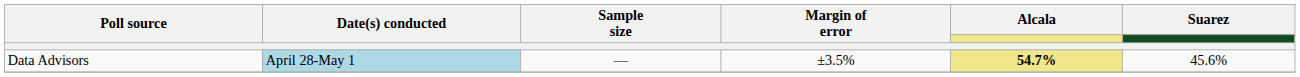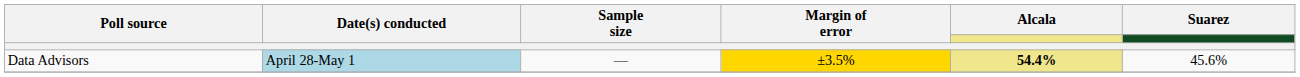(836, 60) no background -> (836, 60) gold background
(1037, 60) 54.7% -> (1037, 60) 54.4%
